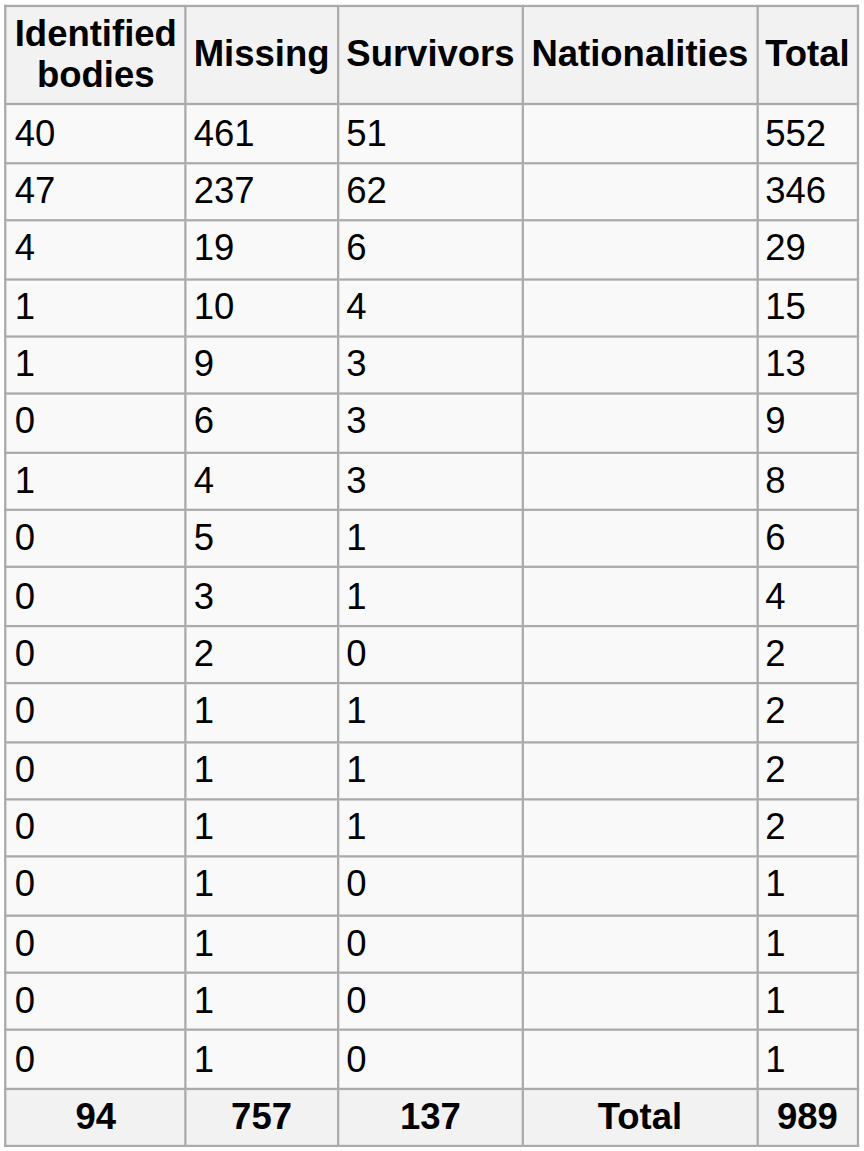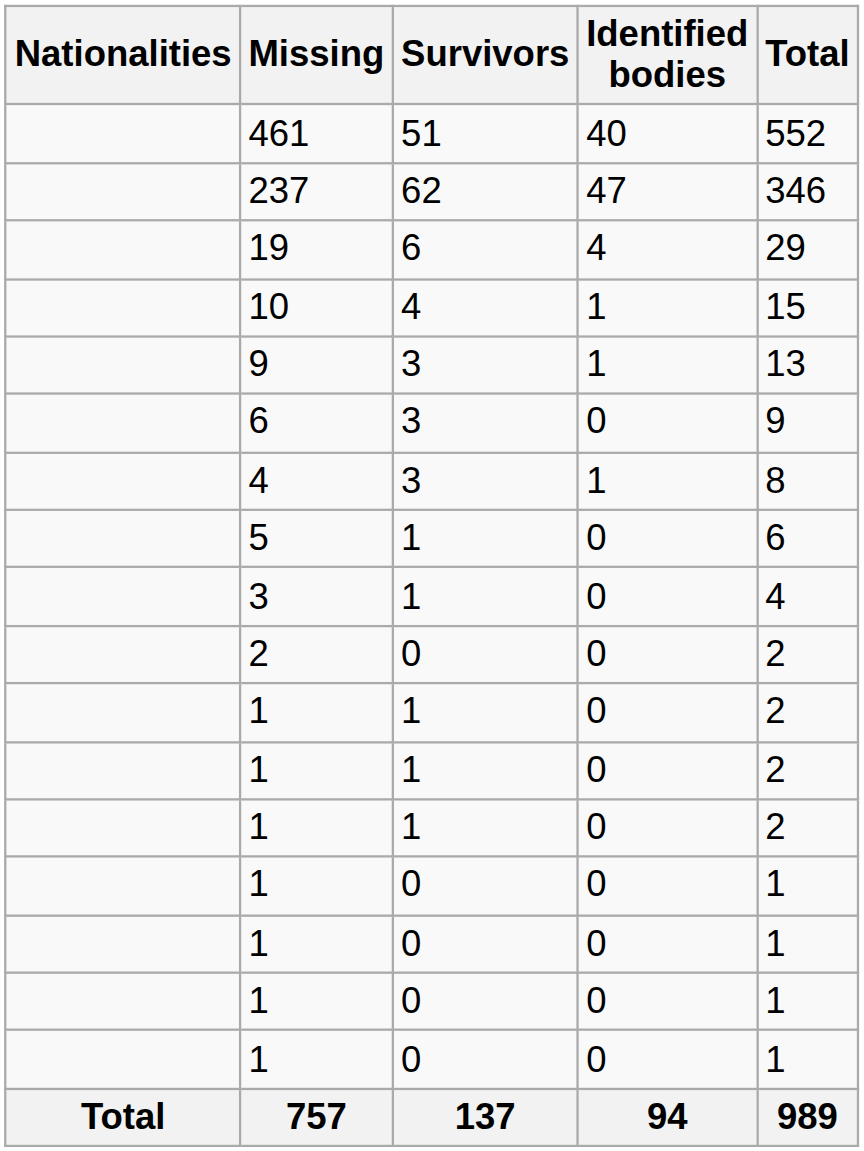columns swapped: (640, 54) <-> (96, 54)
